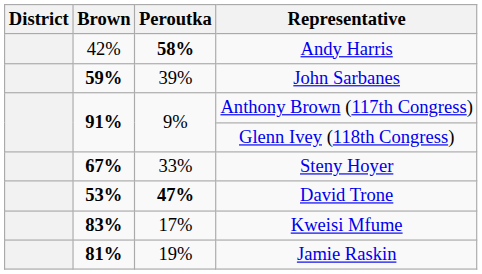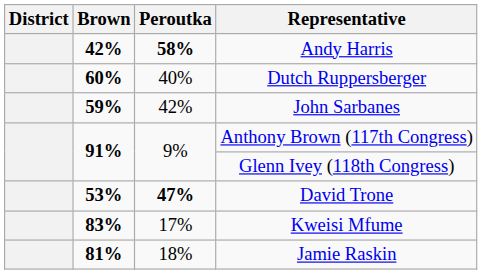(104, 48) normal -> (104, 48) bold
+ row: (347, 78)
(175, 78) 39% -> (175, 107) 42%
- row: (347, 166)
(175, 254) 19% -> (175, 254) 18%
